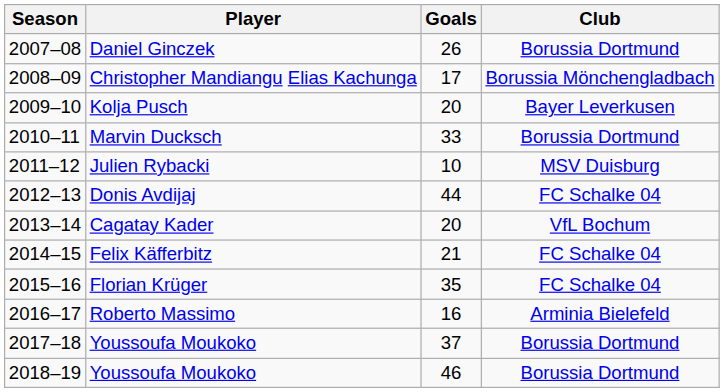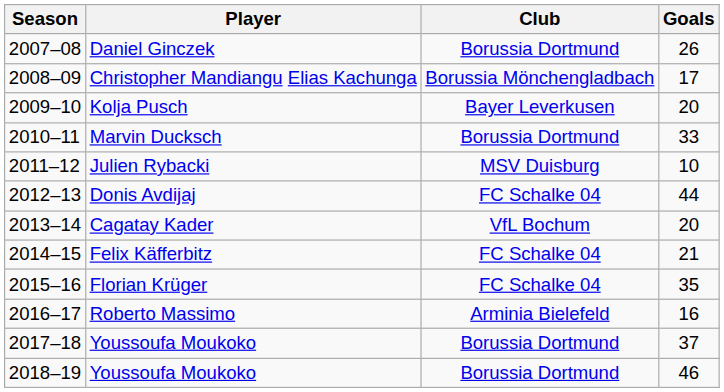columns swapped: (600, 19) <-> (451, 19)
